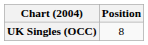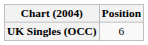(121, 31) 8 -> (121, 31) 6
